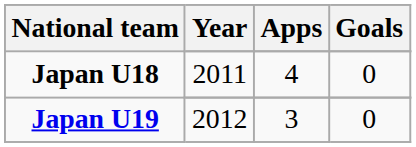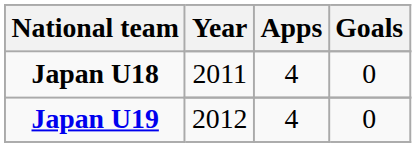(291, 119) 3 -> (291, 119) 4
